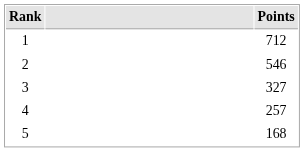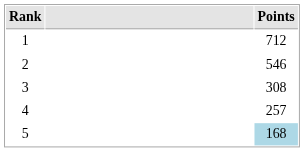(276, 87) 327 -> (276, 87) 308
(276, 134) no background -> (276, 134) lightblue background
